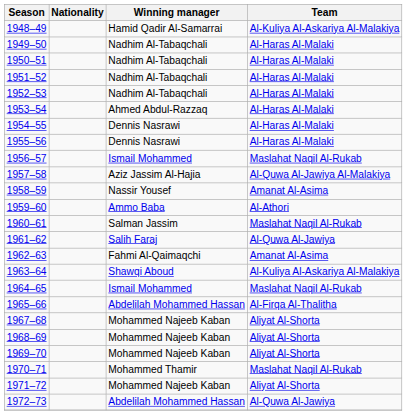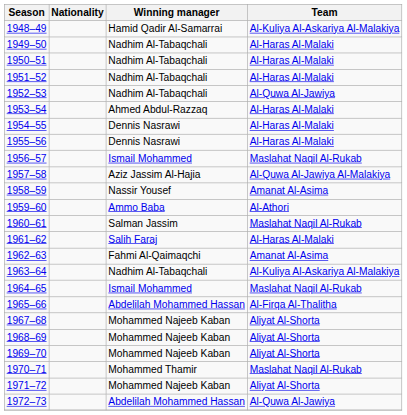(292, 93) Al-Haras Al-Malaki -> (292, 93) Al-Quwa Al-Jawiya
(292, 239) Al-Quwa Al-Jawiya -> (292, 239) Al-Haras Al-Malaki
(141, 272) Shawqi Aboud -> (158, 272) Nadhim Al-Tabaqchali
